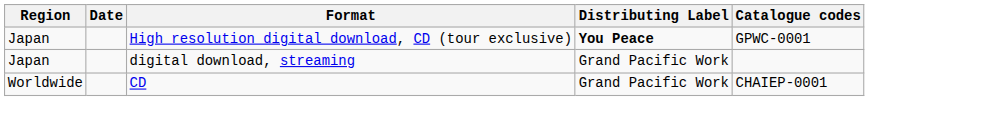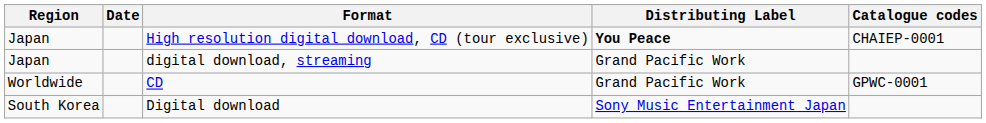(773, 39) GPWC-0001 -> (898, 39) CHAIEP-0001
(781, 84) CHAIEP-0001 -> (890, 84) GPWC-0001
+ row: (213, 107)
